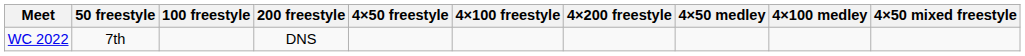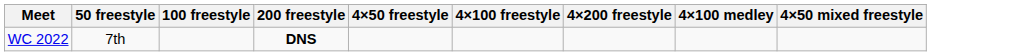- column: (722, 16)
(301, 39) normal -> (301, 39) bold
